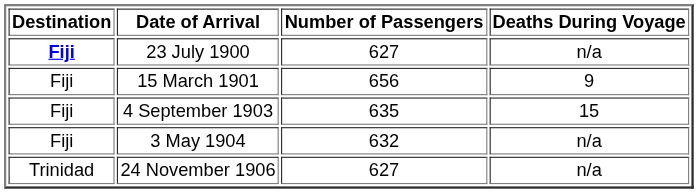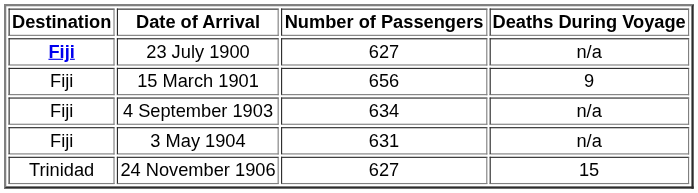(384, 111) 635 -> (384, 111) 634
(589, 111) 15 -> (589, 111) n/a
(384, 140) 632 -> (384, 140) 631
(589, 170) n/a -> (589, 170) 15
